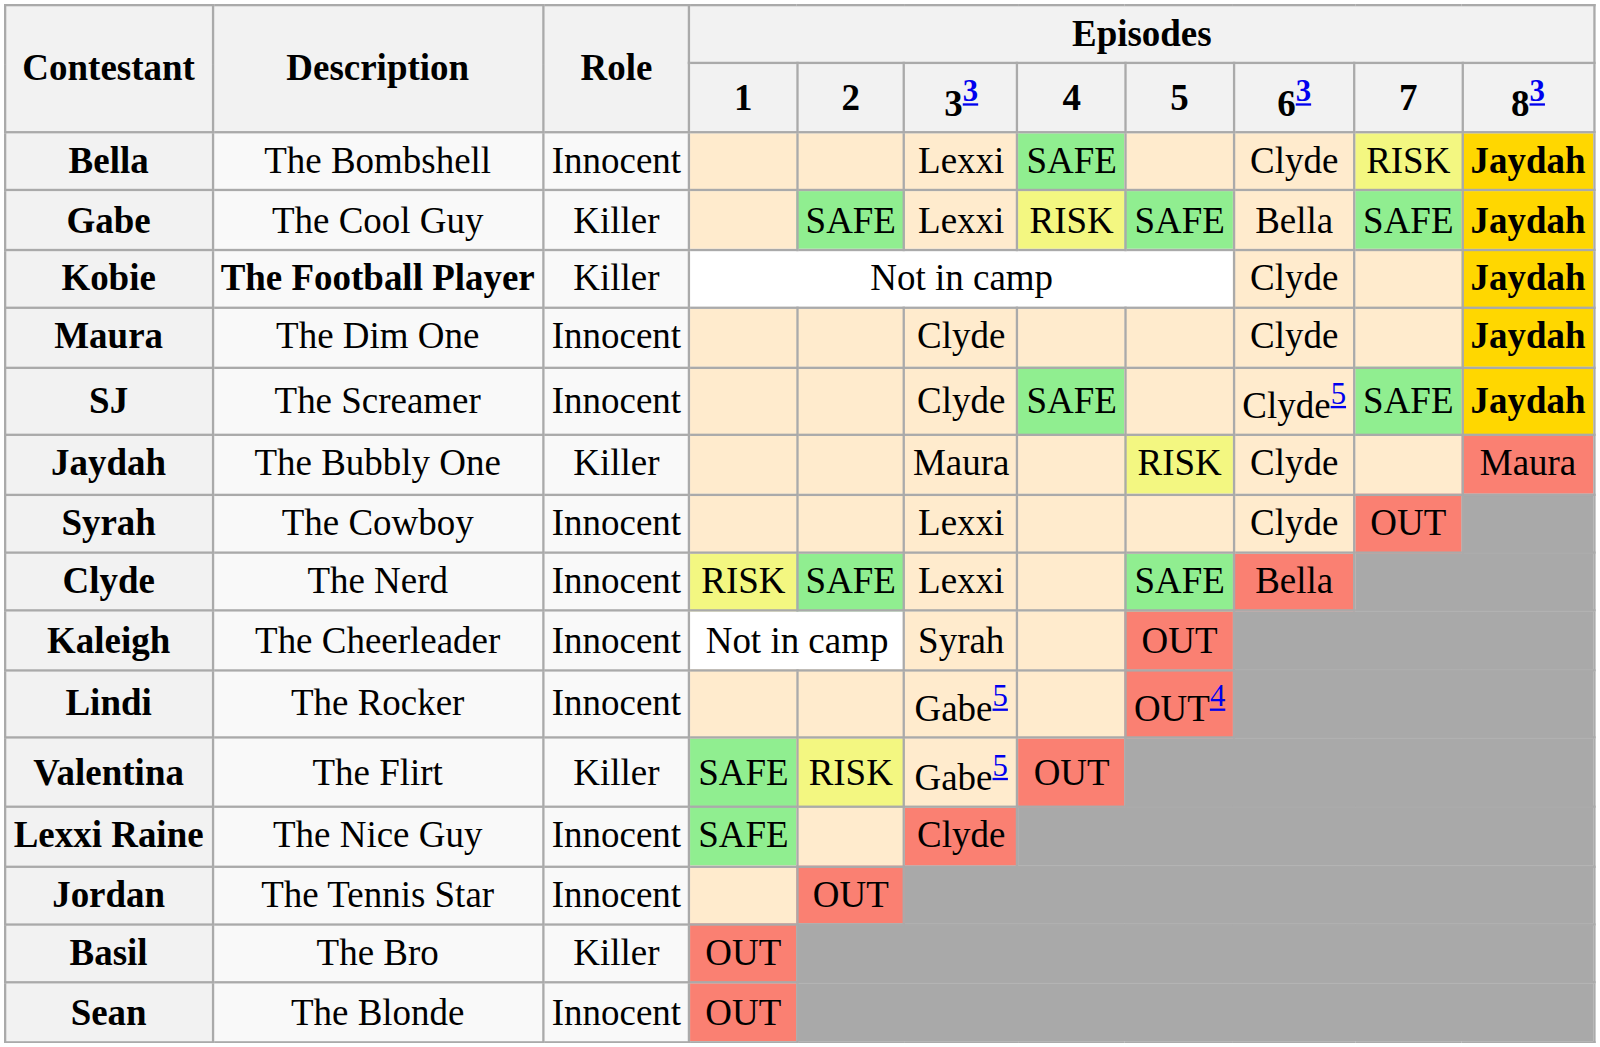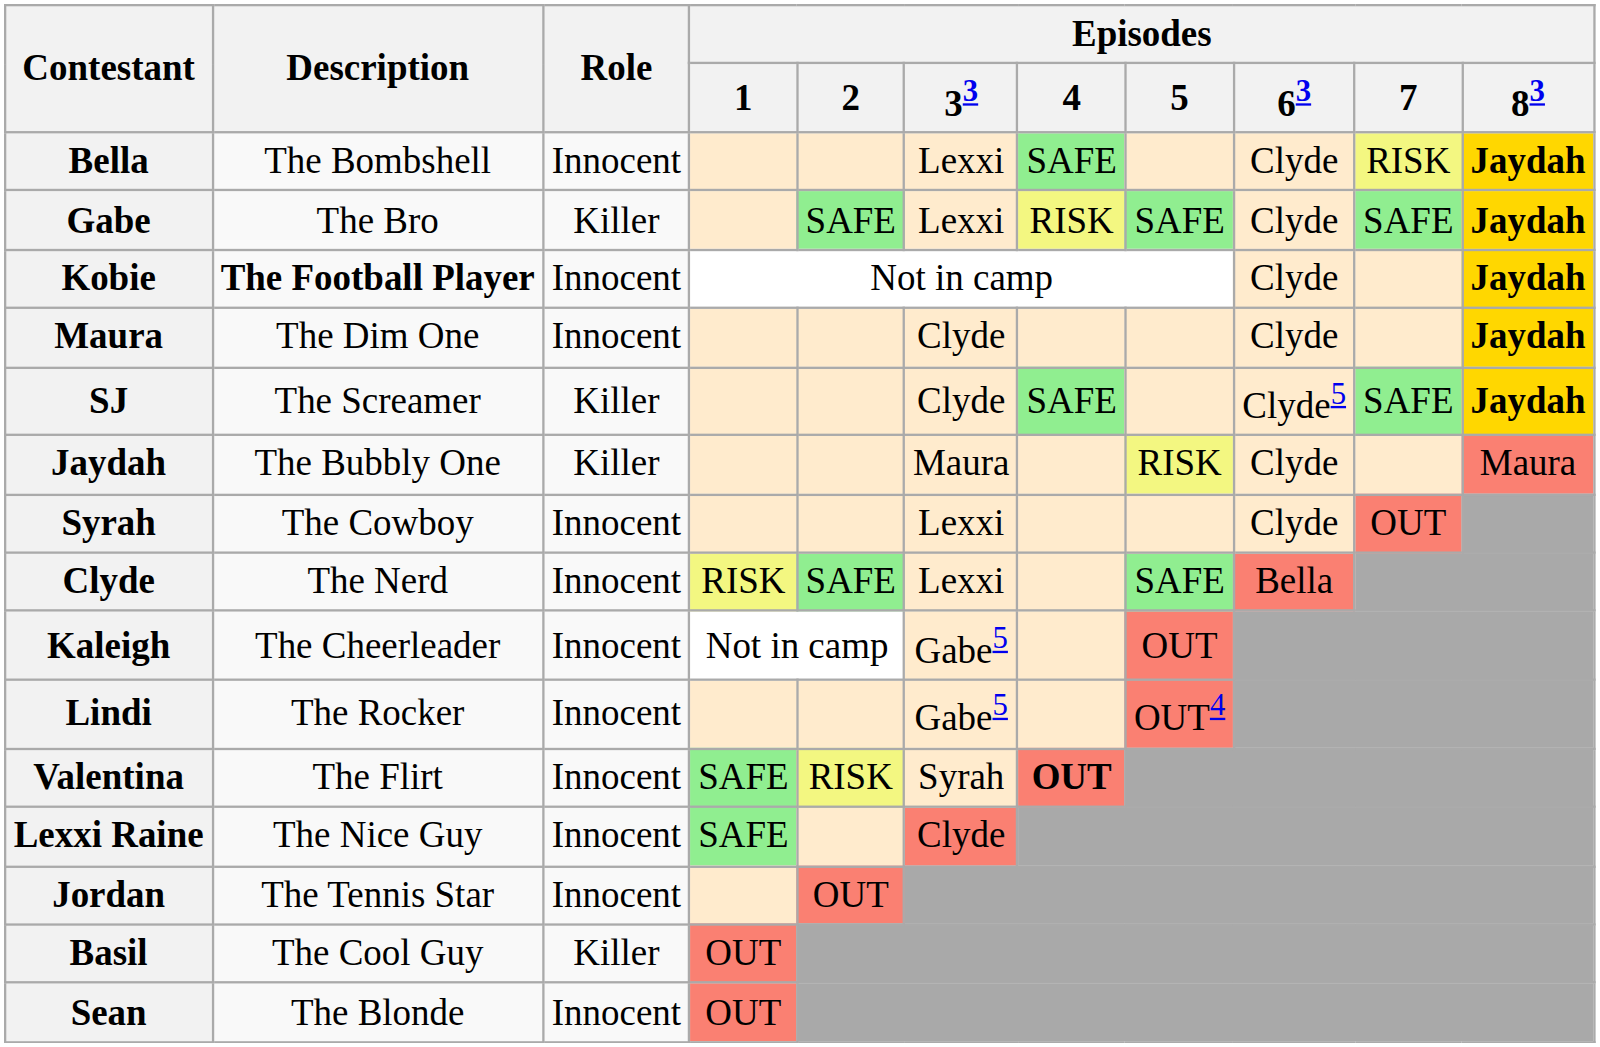(378, 219) The Cool Guy -> (378, 219) The Bro
(1294, 219) Bella -> (1294, 219) Clyde
(616, 278) Killer -> (616, 278) Innocent
(616, 400) Innocent -> (616, 400) Killer
(961, 639) Syrah -> (961, 644) Gabe5
(616, 772) Killer -> (616, 777) Innocent
(961, 772) Gabe5 -> (961, 777) Syrah
(1072, 772) normal -> (1072, 777) bold
(378, 953) The Bro -> (378, 953) The Cool Guy
